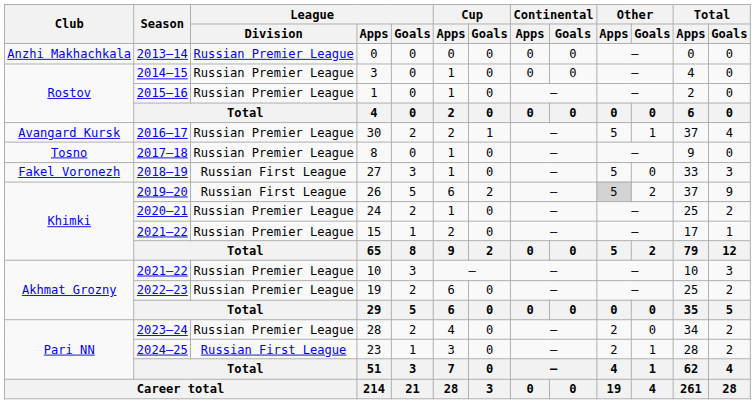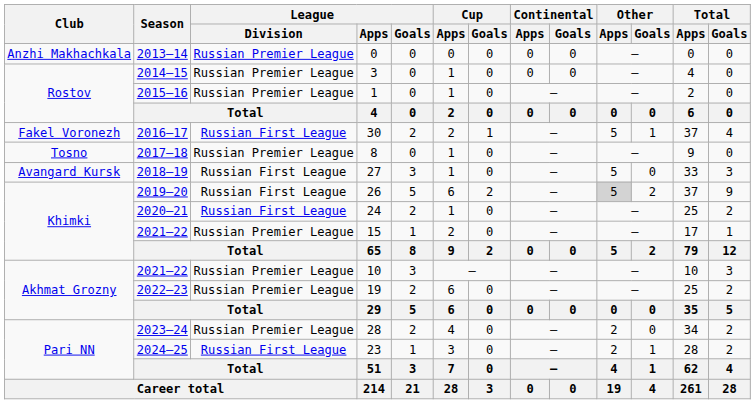(69, 133) Avangard Kursk -> (69, 133) Fakel Voronezh
(274, 133) Russian Premier League -> (274, 133) Russian First League
(69, 172) Fakel Voronezh -> (69, 172) Avangard Kursk
(274, 211) Russian Premier League -> (274, 211) Russian First League
